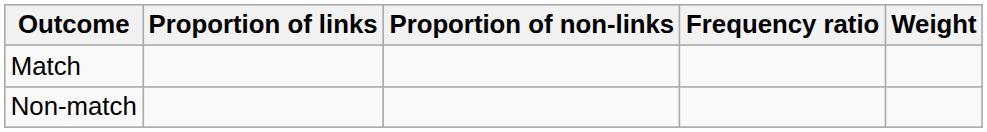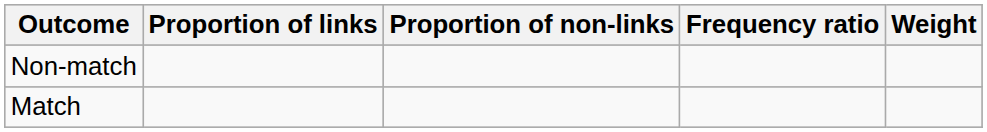rows swapped: (46, 65) <-> (74, 106)
